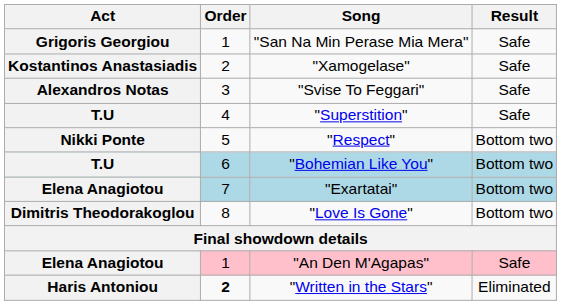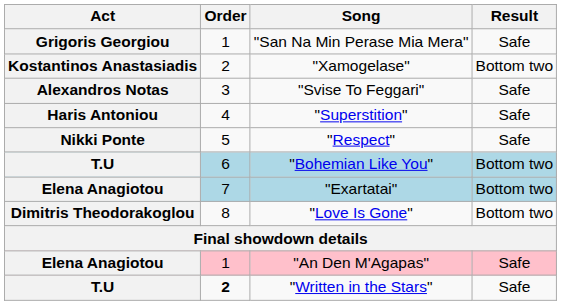(514, 66) Safe -> (514, 66) Bottom two
(103, 115) T.U -> (103, 115) Haris Antoniou
(514, 139) Bottom two -> (514, 139) Safe
(103, 287) Haris Antoniou -> (103, 287) T.U
(514, 287) Eliminated -> (514, 287) Safe
